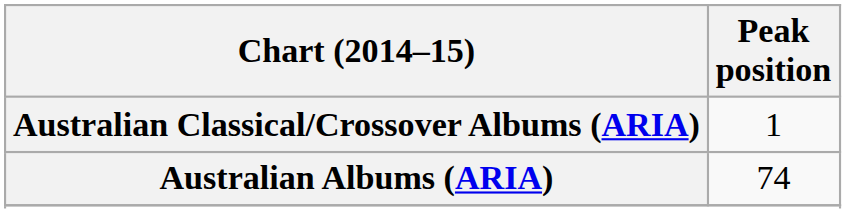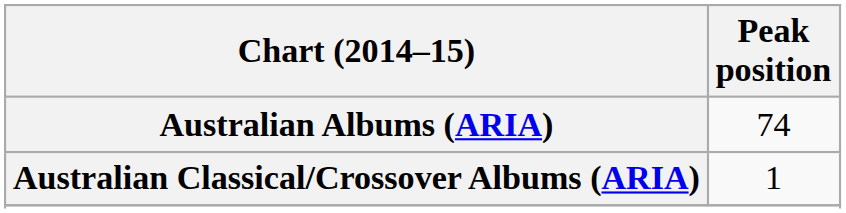rows swapped: (356, 177) <-> (356, 123)
